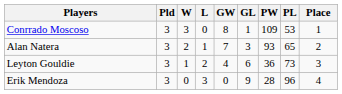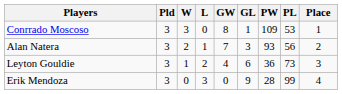(290, 47) 65 -> (290, 47) 56
(290, 81) 96 -> (290, 81) 99
